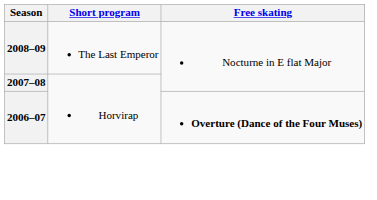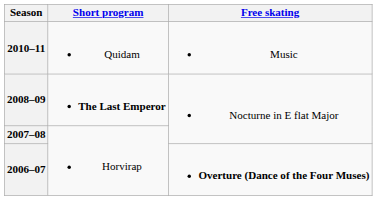+ row: (26, 48)
(105, 54) normal -> (108, 106) bold
